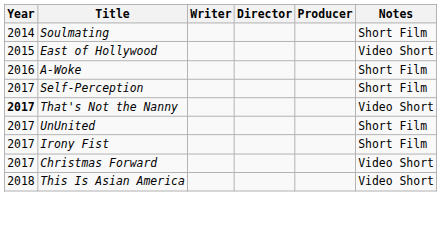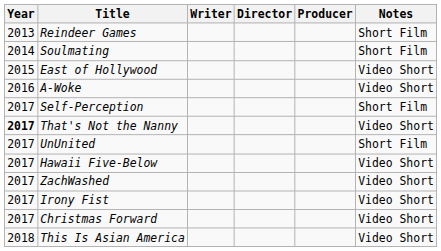+ row: (88, 32)
(393, 70) Short Film -> (396, 88) Video Short
+ row: (99, 163)
+ row: (75, 182)
(393, 144) Short Film -> (396, 200) Video Short
